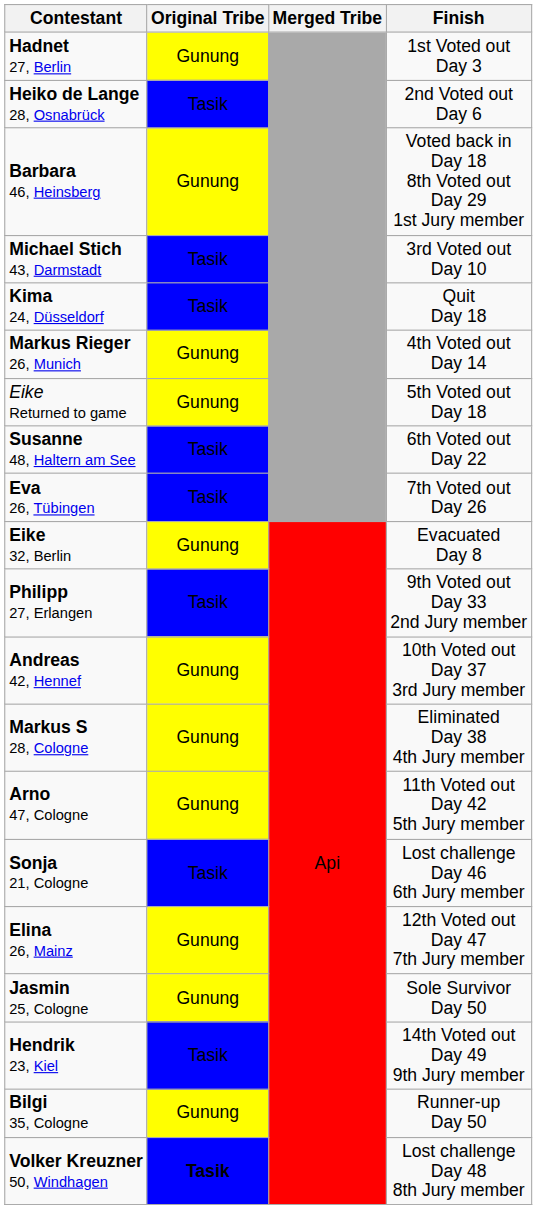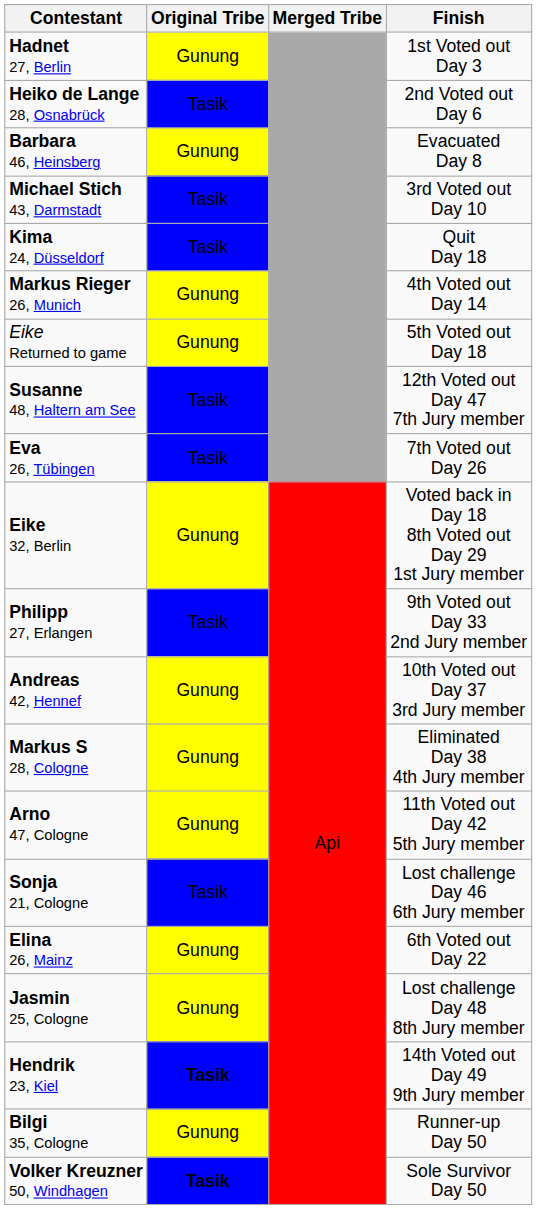(459, 181) Voted back in Day 18 8th Voted out Day 29 1st Jury member -> (459, 151) Evacuated Day 8
(459, 449) 6th Voted out Day 22 -> (459, 400) 12th Voted out Day 47 7th Jury member
(459, 545) Evacuated Day 8 -> (459, 535) Voted back in Day 18 8th Voted out Day 29 1st Jury member
(459, 940) 12th Voted out Day 47 7th Jury member -> (459, 950) 6th Voted out Day 22
(459, 997) Sole Survivor Day 50 -> (459, 1007) Lost challenge Day 48 8th Jury member
(208, 1055) normal -> (208, 1075) bold
(459, 1170) Lost challenge Day 48 8th Jury member -> (459, 1180) Sole Survivor Day 50
